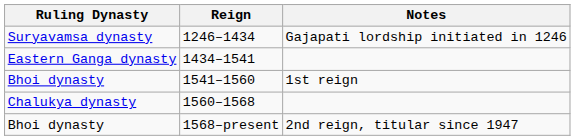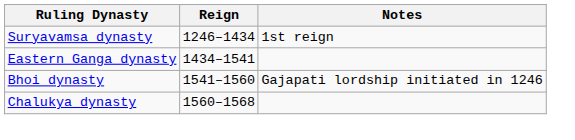(426, 37) Gajapati lordship initiated in 1246 -> (298, 37) 1st reign
(322, 81) 1st reign -> (402, 81) Gajapati lordship initiated in 1246
- row: (231, 125)
